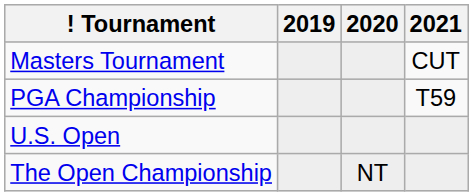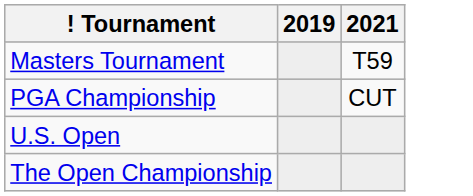- column: (372, 24)
(436, 61) CUT -> (372, 61) T59
(436, 98) T59 -> (372, 98) CUT
